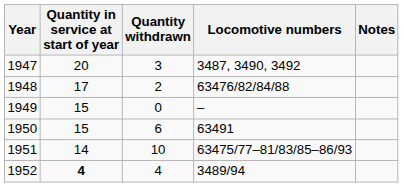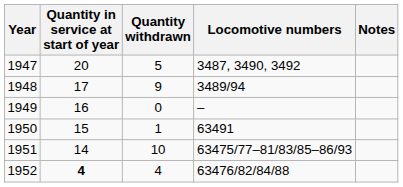(158, 65) 3 -> (158, 65) 5
(158, 87) 2 -> (158, 87) 9
(243, 87) 63476/82/84/88 -> (221, 87) 3489/94
(81, 108) 15 -> (81, 108) 16
(158, 129) 6 -> (158, 129) 1
(221, 171) 3489/94 -> (243, 171) 63476/82/84/88
